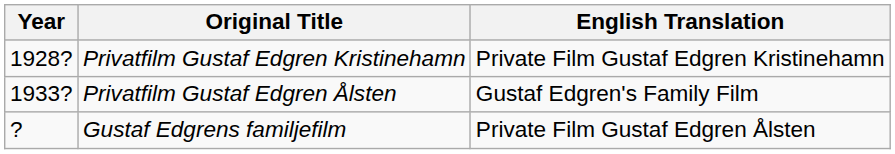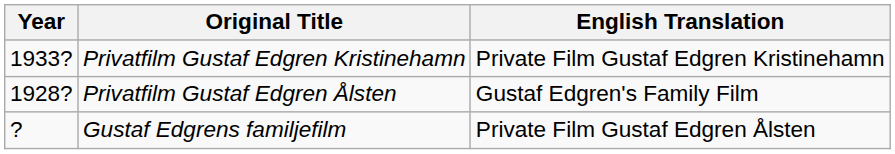(41, 58) 1928? -> (41, 58) 1933?
(41, 93) 1933? -> (41, 93) 1928?
